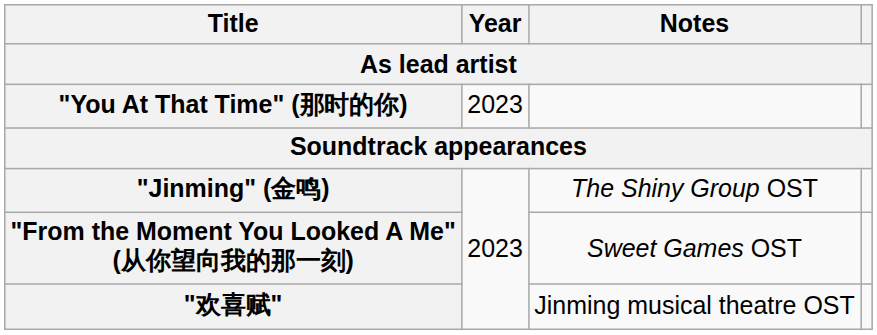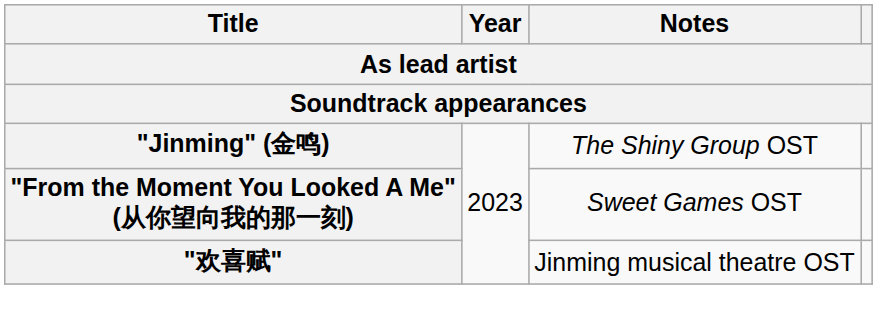- row: (233, 105)
